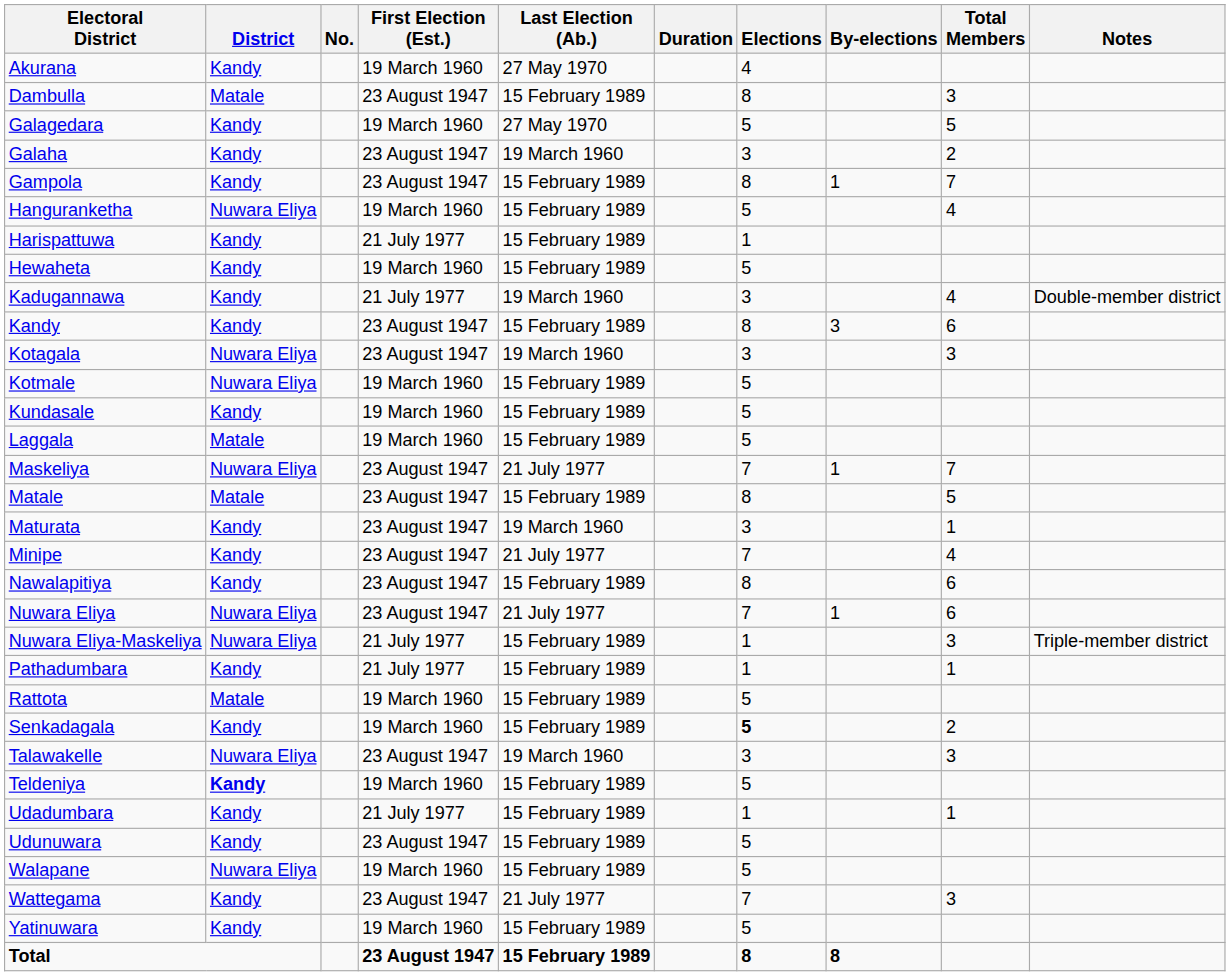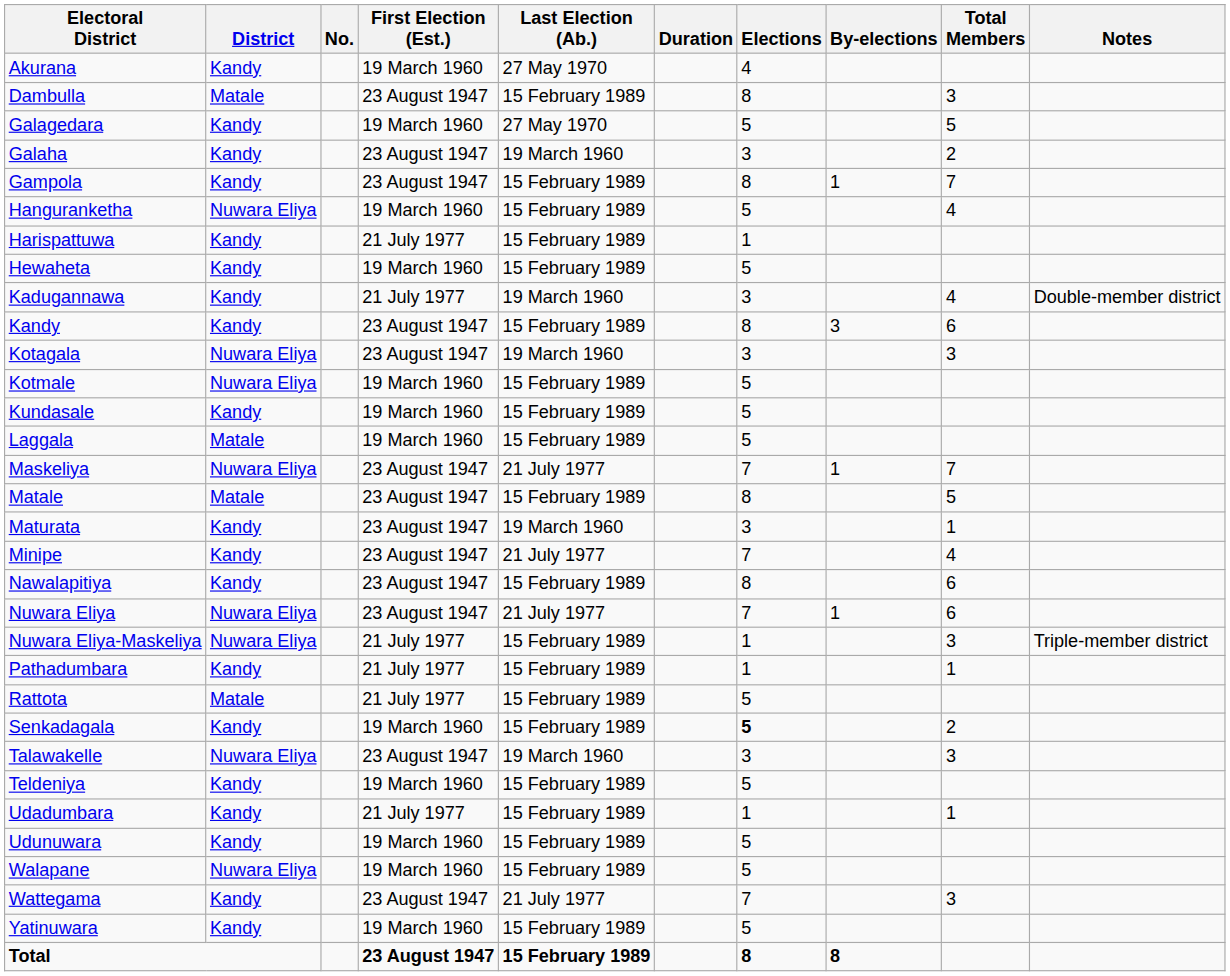(423, 698) 19 March 1960 -> (414, 698) 21 July 1977
(238, 784) bold -> (236, 784) normal
(425, 842) 23 August 1947 -> (423, 842) 19 March 1960
